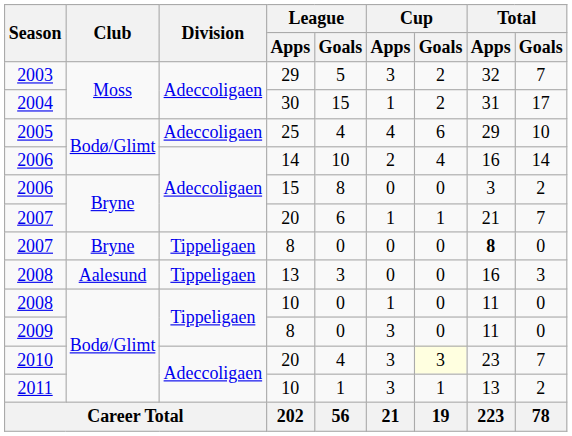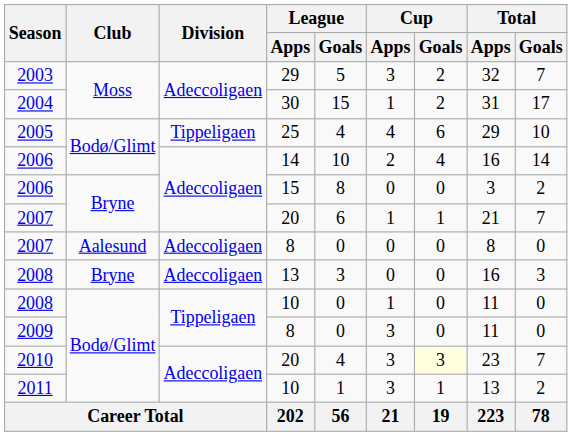(213, 132) Adeccoligaen -> (213, 132) Tippeligaen
(113, 246) Bryne -> (113, 246) Aalesund
(213, 246) Tippeligaen -> (213, 246) Adeccoligaen
(491, 246) bold -> (491, 246) normal
(113, 274) Aalesund -> (113, 274) Bryne
(213, 274) Tippeligaen -> (213, 274) Adeccoligaen
